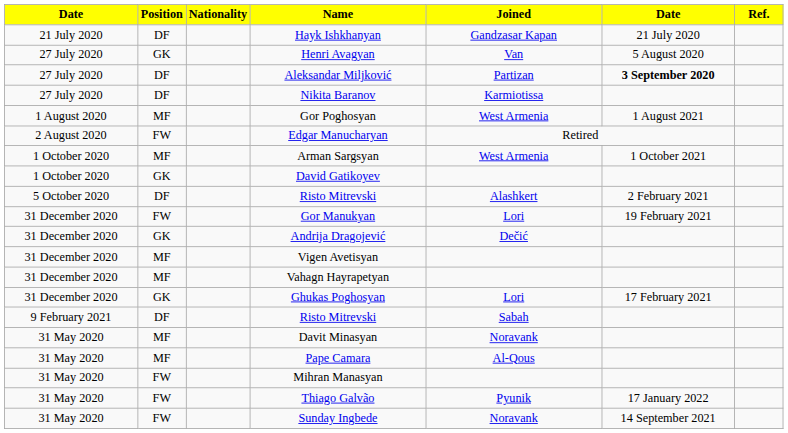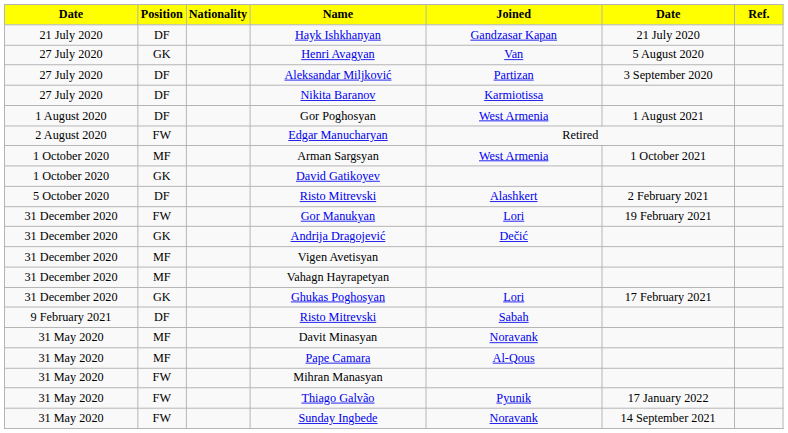(668, 75) bold -> (668, 75) normal
(162, 115) MF -> (162, 115) DF
